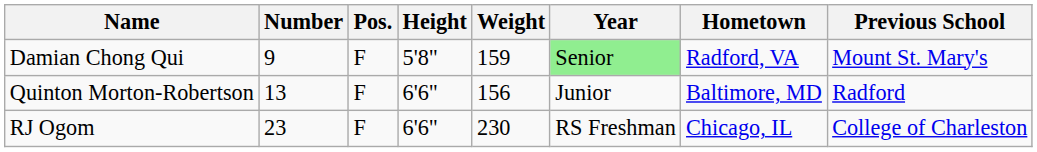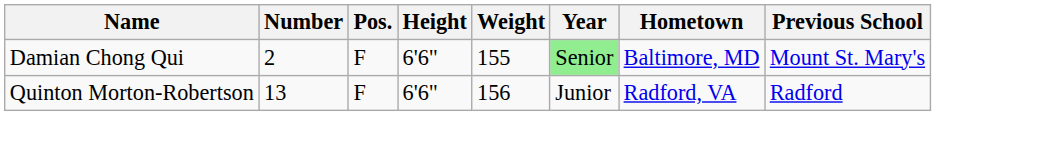(270, 57) 9 -> (270, 57) 2
(420, 57) 5'8" -> (420, 57) 6'6"
(494, 57) 159 -> (494, 57) 155
(742, 57) Radford, VA -> (692, 57) Baltimore, MD
(754, 92) Baltimore, MD -> (680, 92) Radford, VA
- row: (52, 127)
